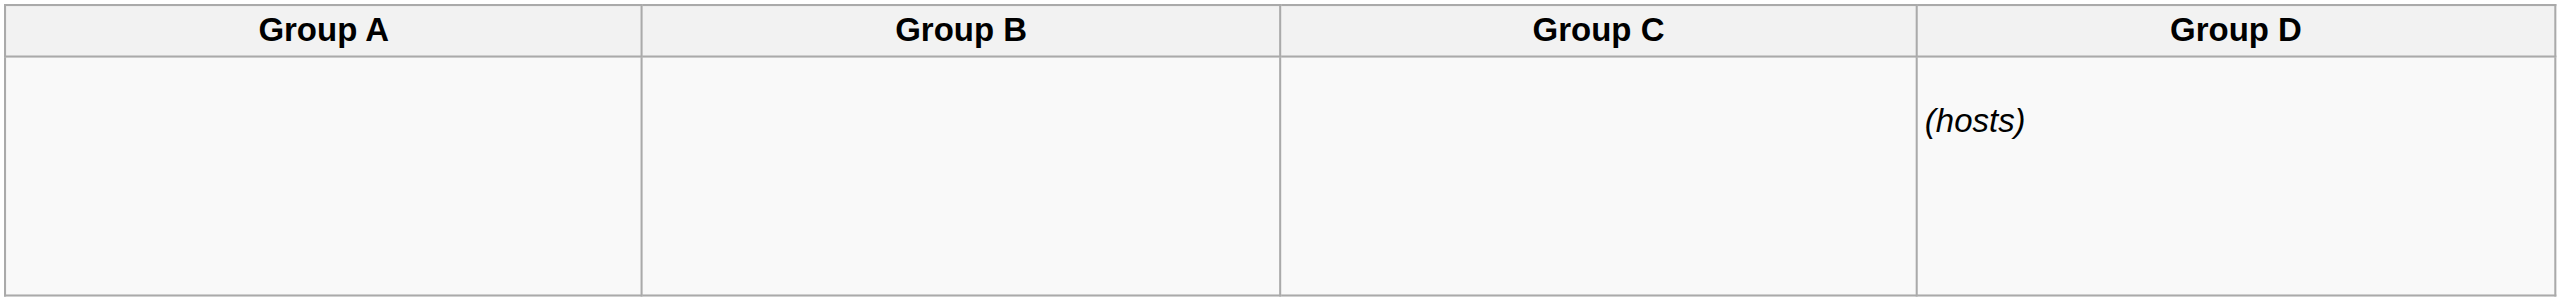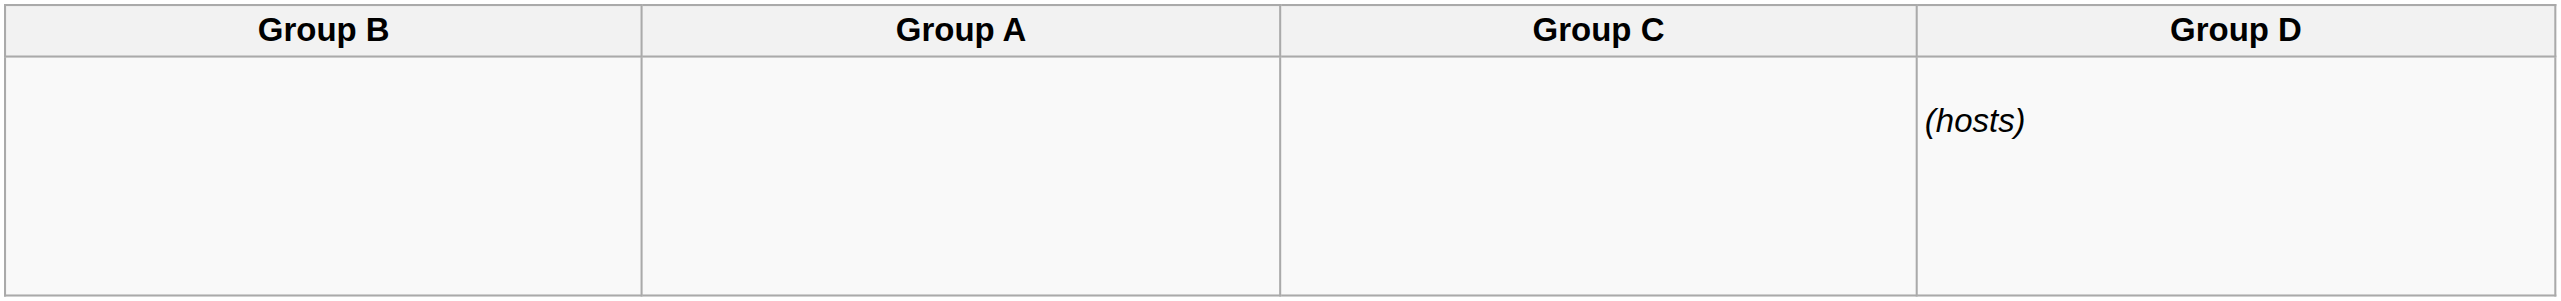columns swapped: (324, 30) <-> (961, 30)
